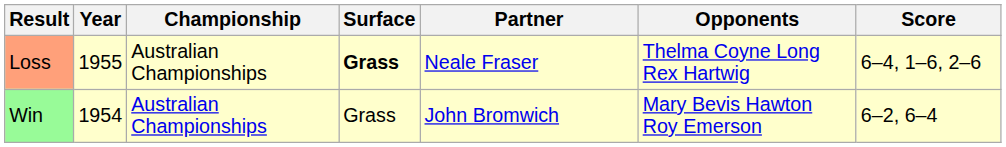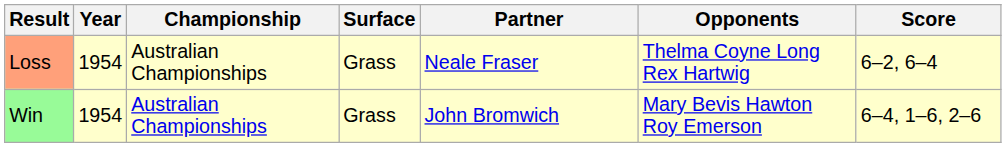(100, 62) 1955 -> (100, 62) 1954
(371, 62) bold -> (369, 62) normal
(921, 62) 6–4, 1–6, 2–6 -> (899, 62) 6–2, 6–4
(899, 115) 6–2, 6–4 -> (921, 115) 6–4, 1–6, 2–6
